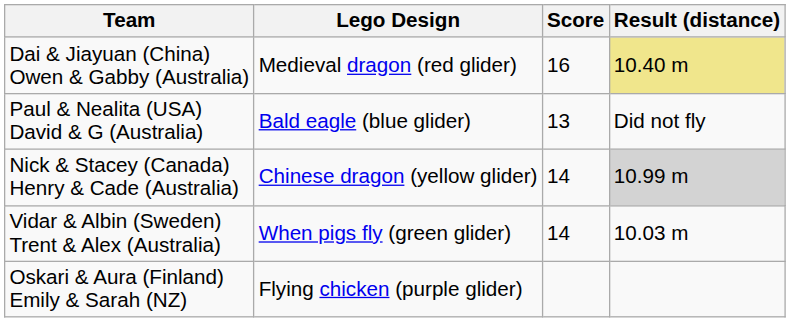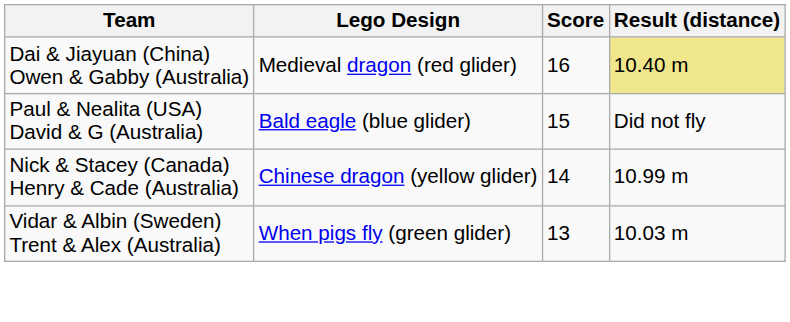(558, 121) 13 -> (558, 121) 15
(651, 177) lightgrey background -> (651, 177) no background
(558, 233) 14 -> (558, 233) 13
- row: (117, 289)
